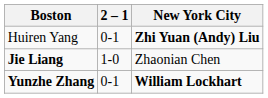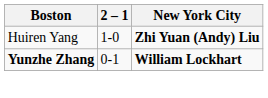(110, 37) 0-1 -> (110, 37) 1-0
- row: (35, 59)
